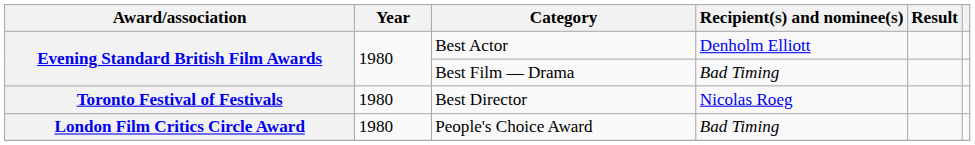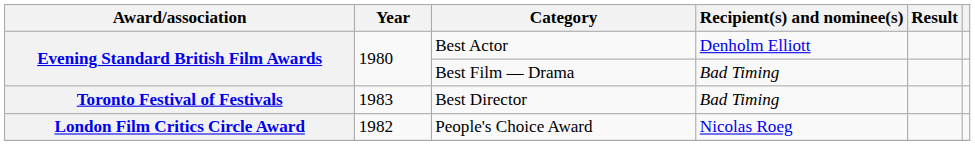(376, 99) 1980 -> (376, 99) 1983
(746, 99) Nicolas Roeg -> (740, 99) Bad Timing
(376, 126) 1980 -> (376, 126) 1982
(740, 126) Bad Timing -> (746, 126) Nicolas Roeg
